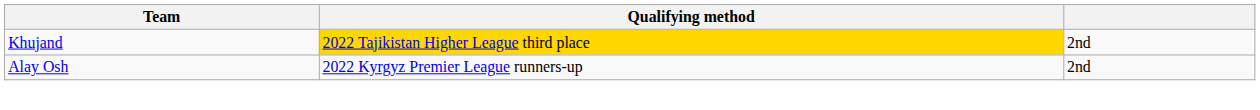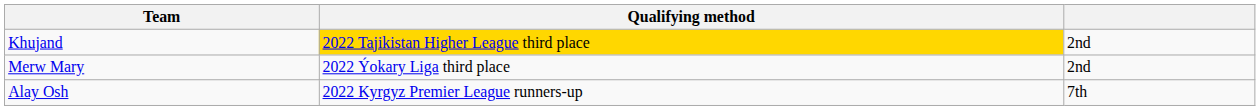+ row: (46, 67)
(1079, 67) 2nd -> (1077, 92) 7th
